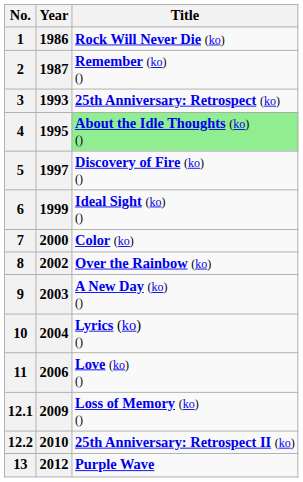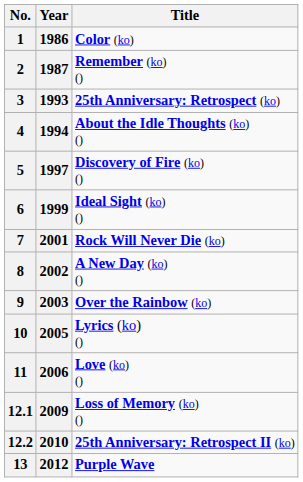(150, 38) Rock Will Never Die (ko) -> (104, 38) Color (ko)
(54, 131) 1995 -> (54, 131) 1994
(162, 131) lightgreen background -> (162, 131) no background
(54, 240) 2000 -> (54, 240) 2001
(104, 240) Color (ko) -> (150, 240) Rock Will Never Die (ko)
(143, 263) Over the Rainbow (ko) -> (121, 271) A New Day (ko) ()
(121, 294) A New Day (ko) () -> (143, 302) Over the Rainbow (ko)
(54, 333) 2004 -> (54, 333) 2005
